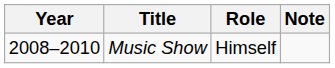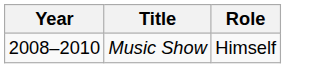- column: (305, 18)
